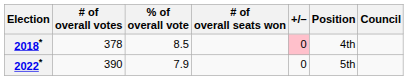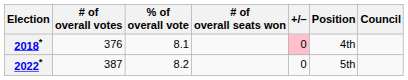(113, 44) 378 -> (113, 44) 376
(181, 44) 8.5 -> (181, 44) 8.1
(113, 65) 390 -> (113, 65) 387
(181, 65) 7.9 -> (181, 65) 8.2
